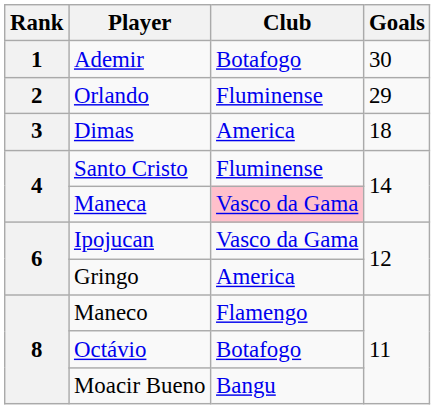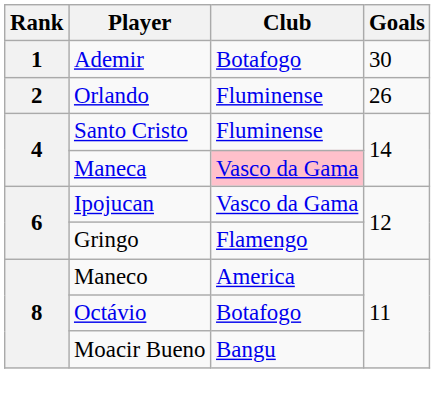(380, 95) 29 -> (380, 95) 26
- row: (104, 131)
(255, 276) America -> (262, 240) Flamengo
(262, 312) Flamengo -> (255, 276) America
